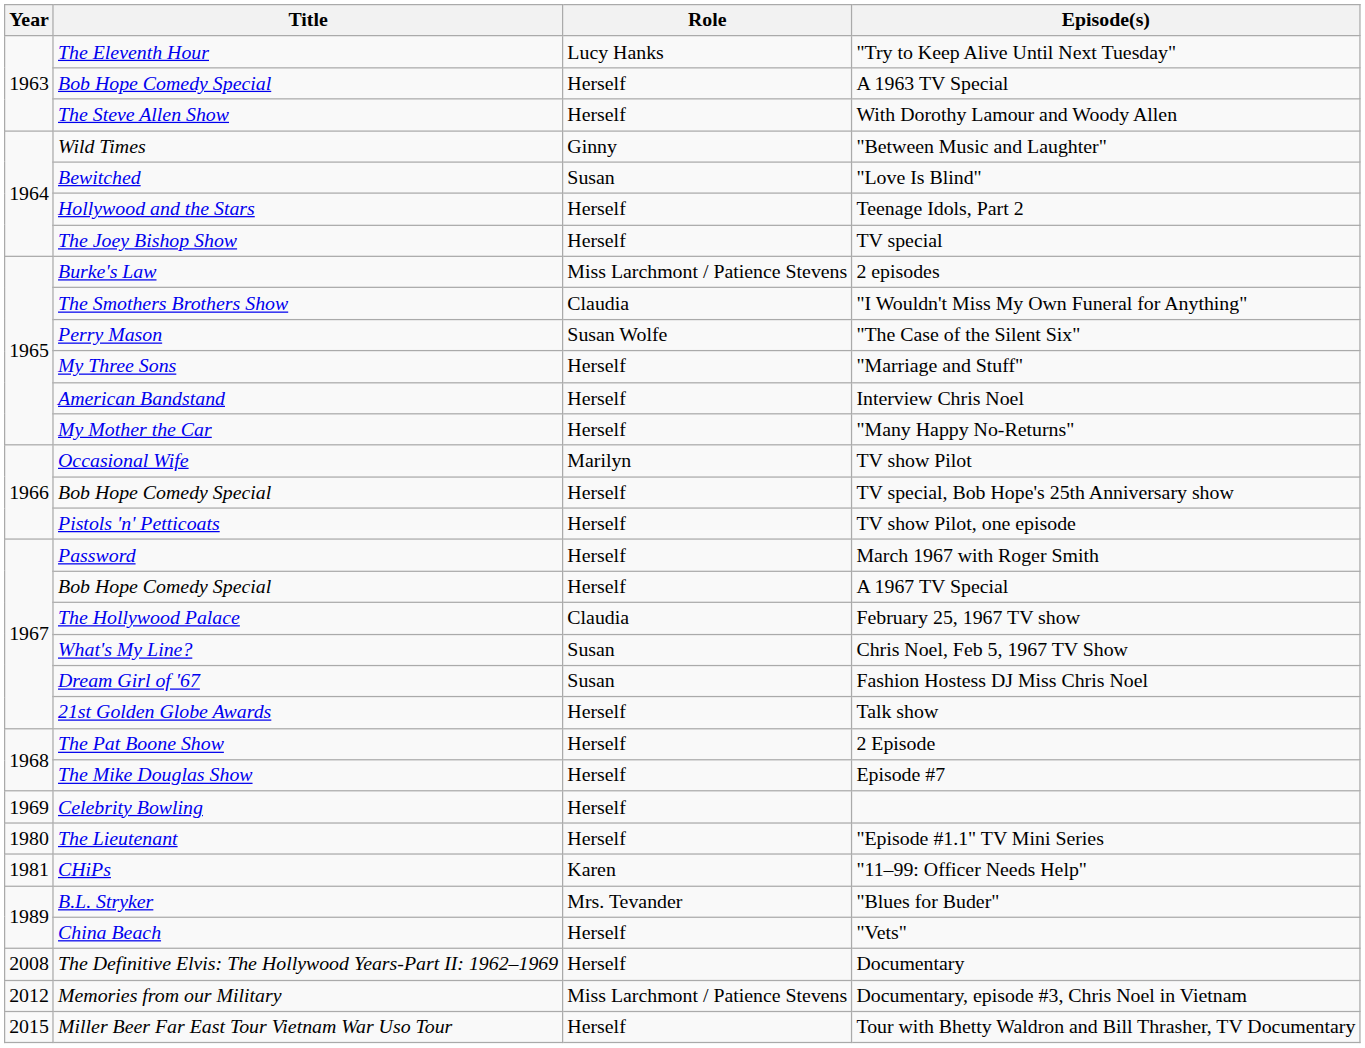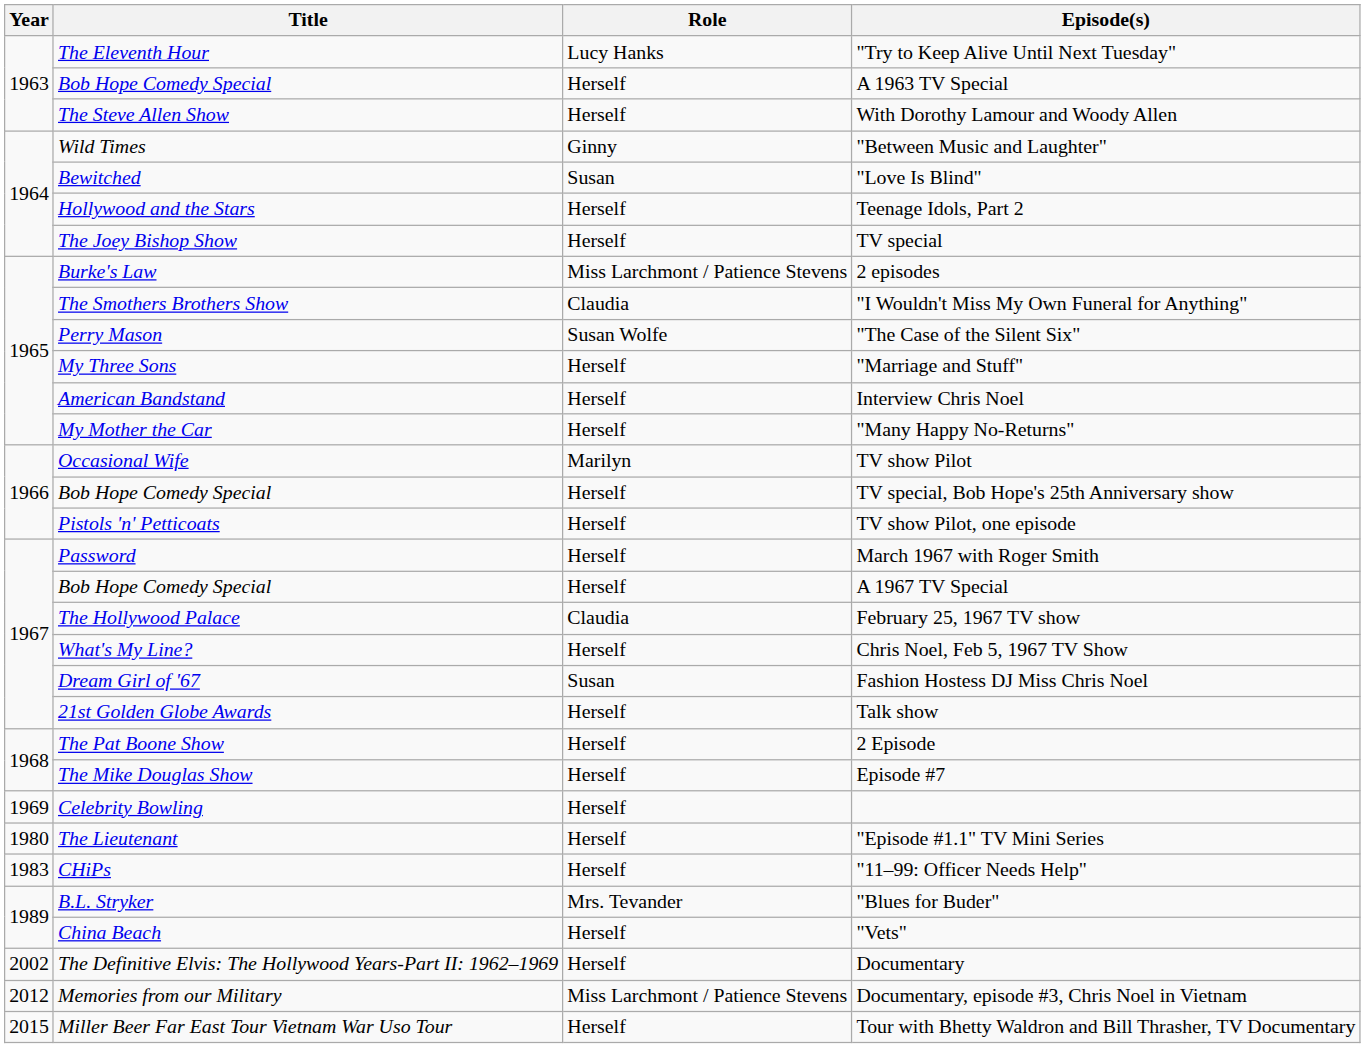(591, 649) Susan -> (597, 649) Herself
(29, 869) 1981 -> (29, 869) 1983
(592, 869) Karen -> (597, 869) Herself
(29, 964) 2008 -> (29, 964) 2002
